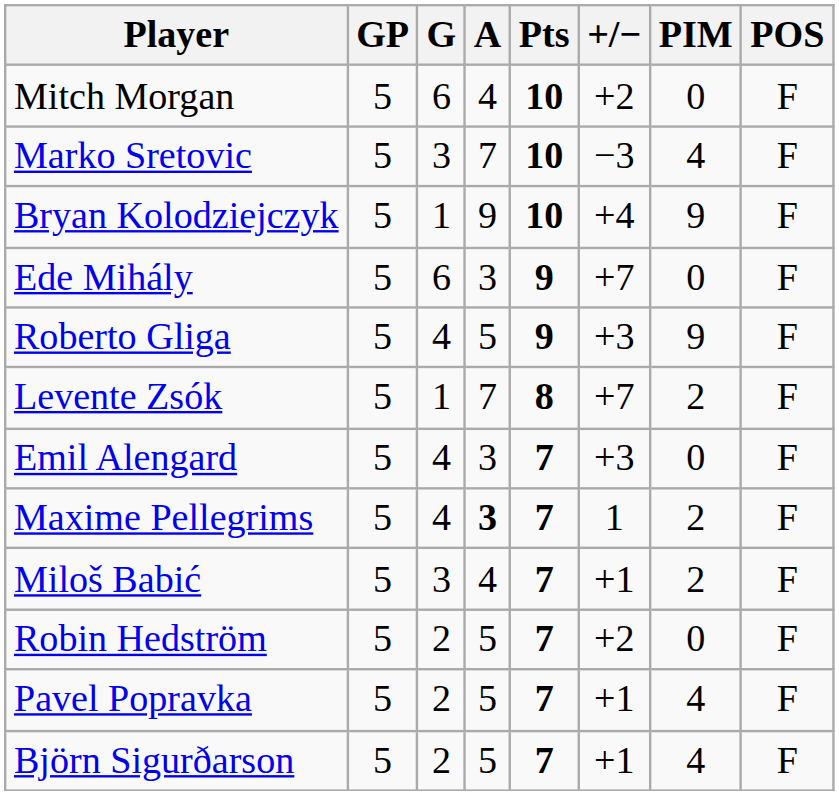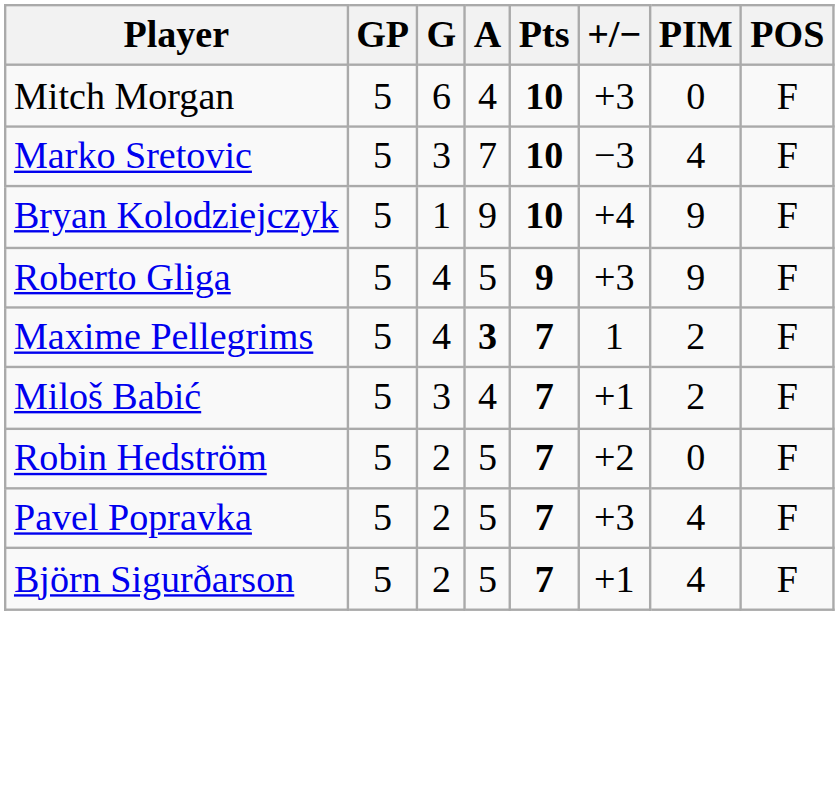(614, 95) +2 -> (614, 95) +3
- row: (103, 276)
- row: (118, 397)
- row: (126, 457)
(614, 699) +1 -> (614, 517) +3
